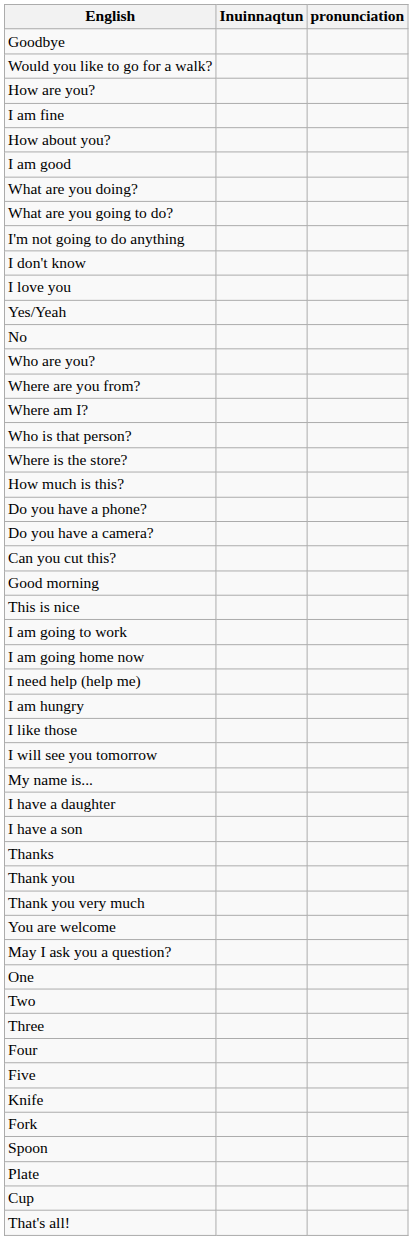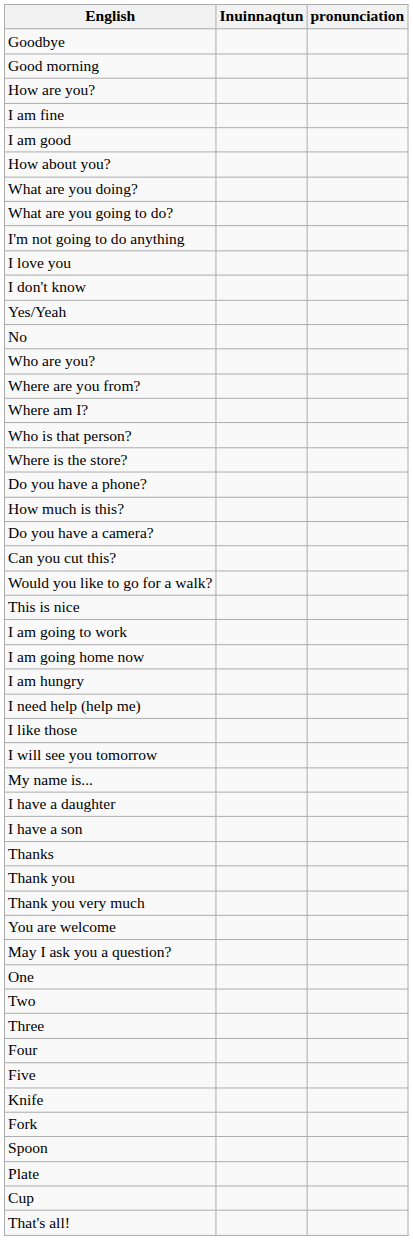rows swapped: (54, 582) <-> (110, 66)
rows swapped: (40, 164) <-> (59, 139)
rows swapped: (40, 287) <-> (47, 262)
rows swapped: (66, 484) <-> (77, 509)
rows swapped: (46, 705) <-> (74, 681)
